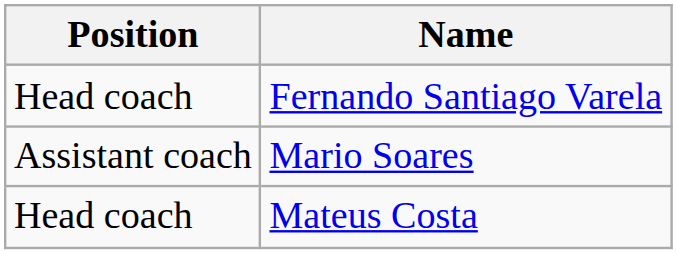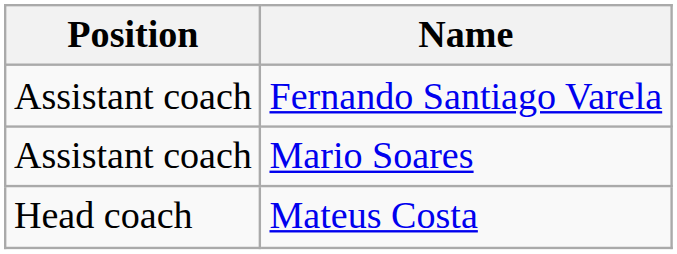(103, 95) Head coach -> (133, 95) Assistant coach
